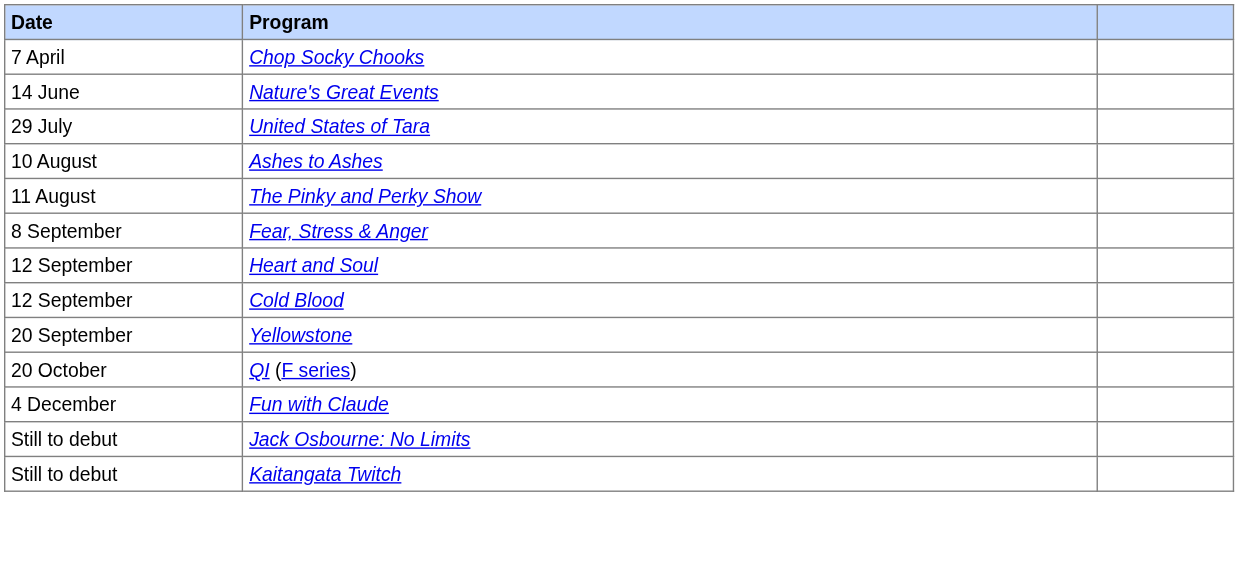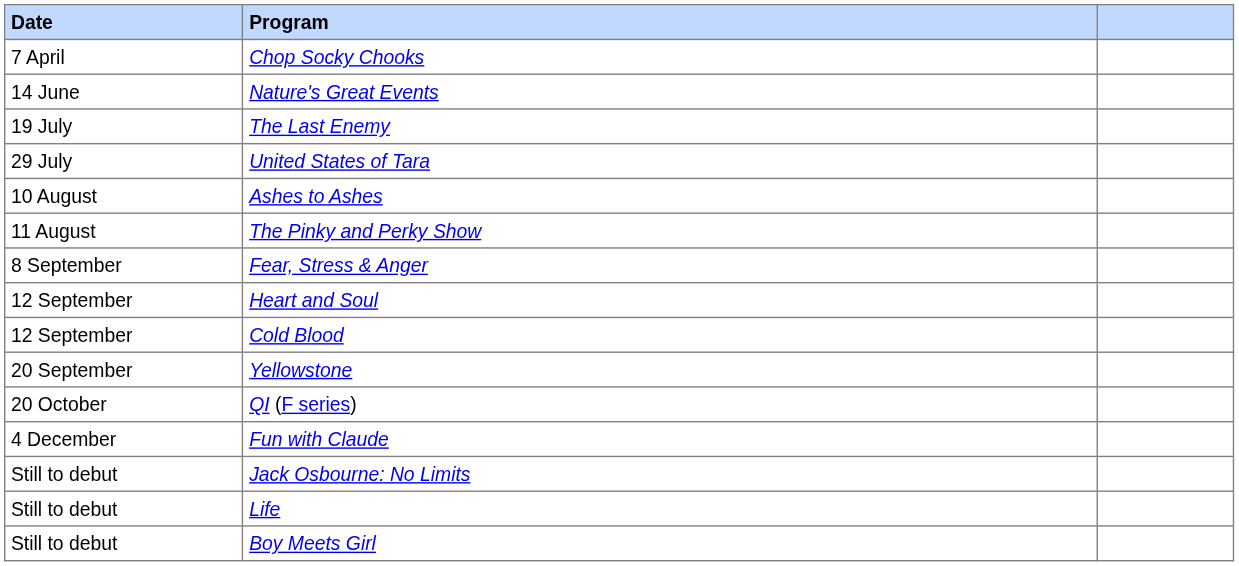+ row: (320, 126)
+ row: (265, 509)
+ row: (313, 543)
- row: (325, 474)
